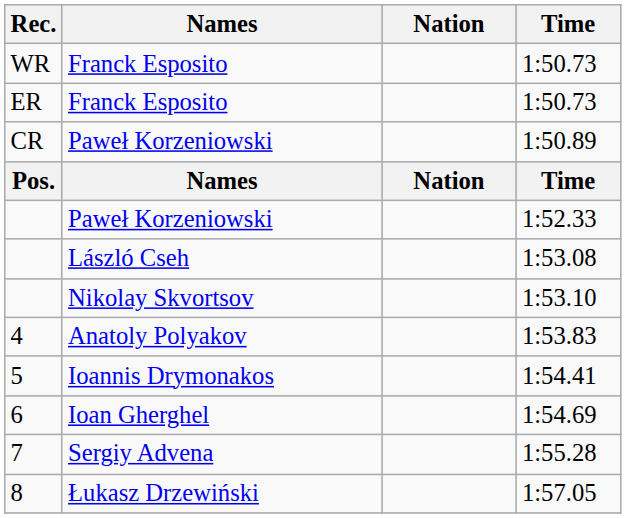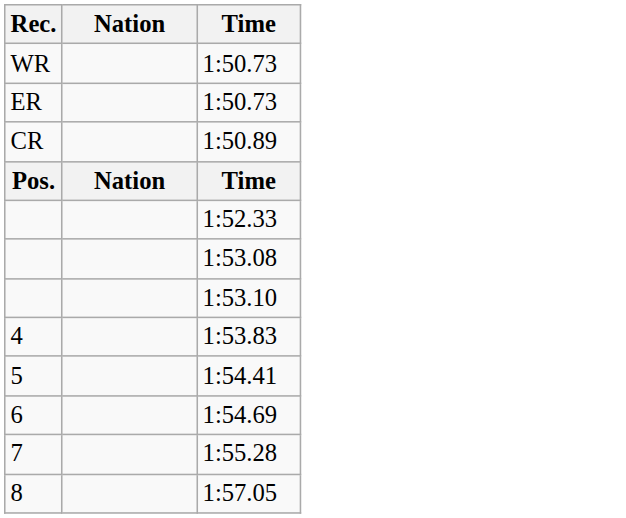- column: (222, 24)
